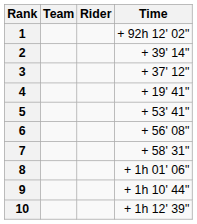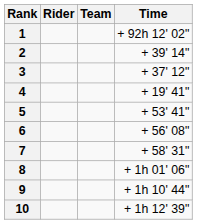columns swapped: (96, 14) <-> (59, 14)
